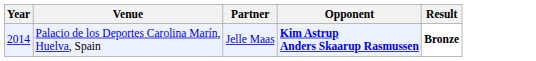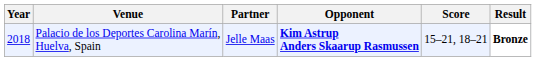+ column: (456, 14)
(19, 40) 2014 -> (19, 40) 2018
